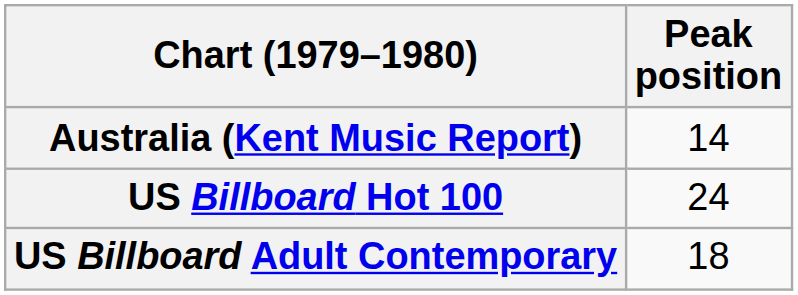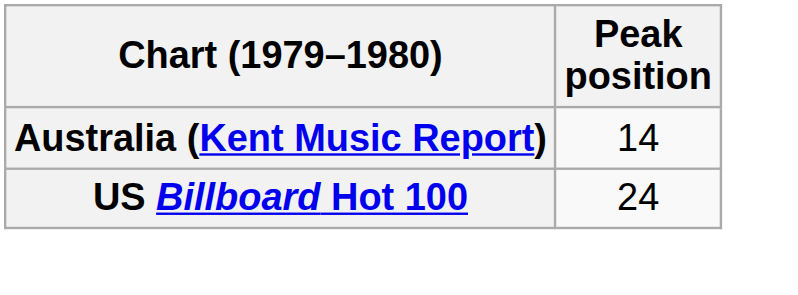- row: (316, 257)
